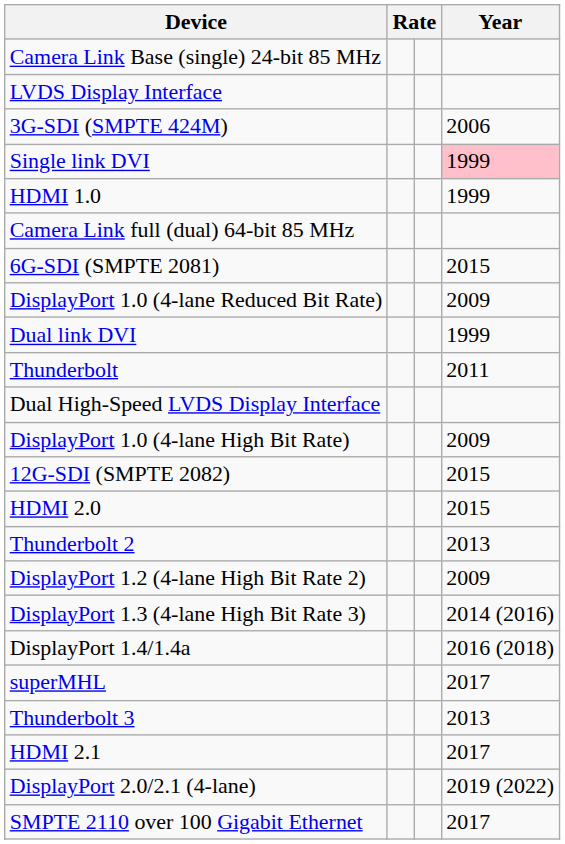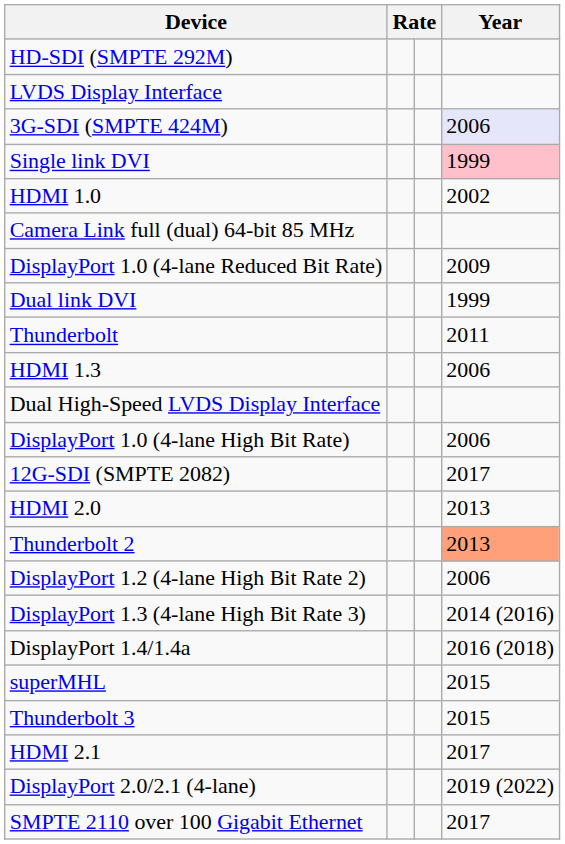+ row: (121, 56)
- row: (195, 56)
(468, 126) no background -> (468, 126) lavender background
(468, 195) 1999 -> (468, 195) 2002
- row: (114, 265)
+ row: (55, 369)
(468, 439) 2009 -> (468, 439) 2006
(468, 473) 2015 -> (468, 473) 2017
(468, 508) 2015 -> (468, 508) 2013
(468, 543) no background -> (468, 543) lightsalmon background
(468, 578) 2009 -> (468, 578) 2006
(468, 682) 2017 -> (468, 682) 2015
(468, 717) 2013 -> (468, 717) 2015
